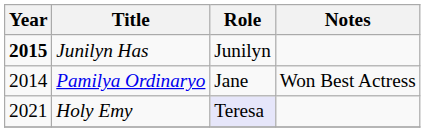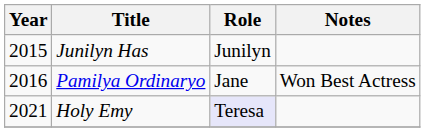(28, 50) bold -> (28, 50) normal
(28, 80) 2014 -> (28, 80) 2016
